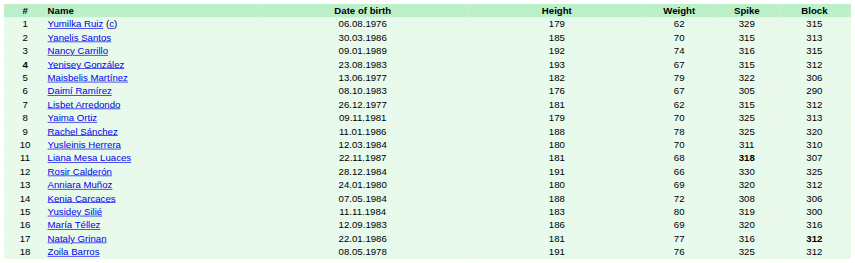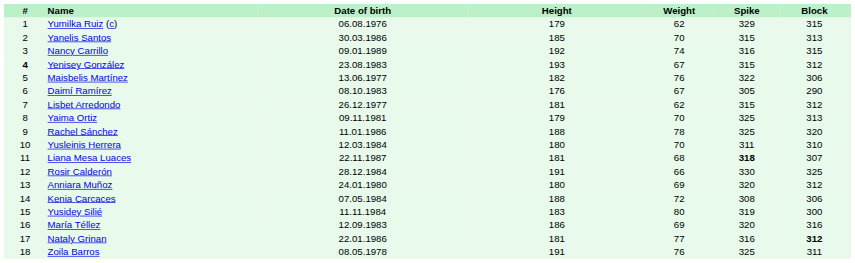(679, 78) 79 -> (679, 78) 76
(814, 252) 312 -> (814, 252) 311
